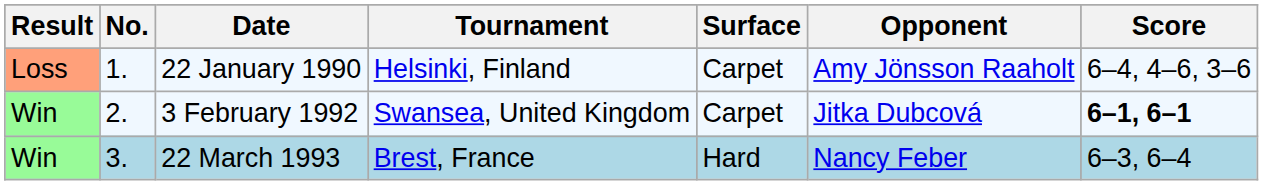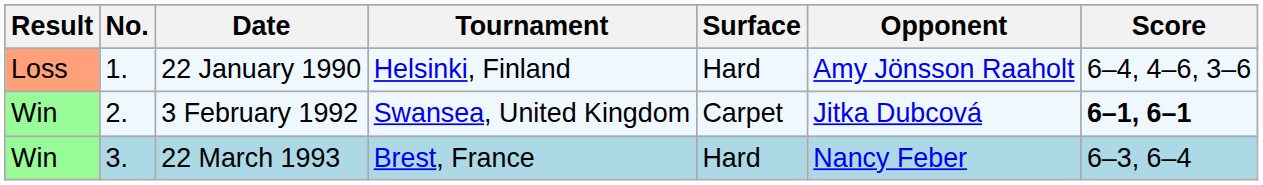(743, 69) Carpet -> (732, 69) Hard
